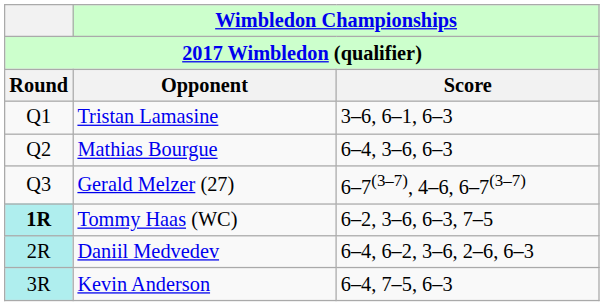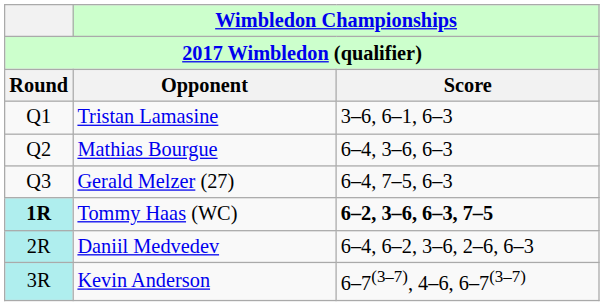(433, 184) 6–7(3–7), 4–6, 6–7(3–7) -> (397, 181) 6–4, 7–5, 6–3
(417, 219) normal -> (417, 213) bold
(397, 283) 6–4, 7–5, 6–3 -> (433, 281) 6–7(3–7), 4–6, 6–7(3–7)
